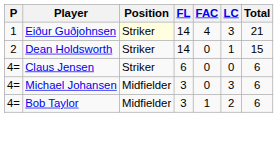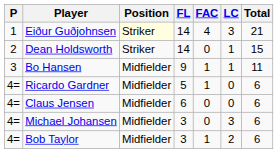+ row: (53, 67)
+ row: (67, 85)
(138, 67) Striker -> (147, 103) Midfielder
